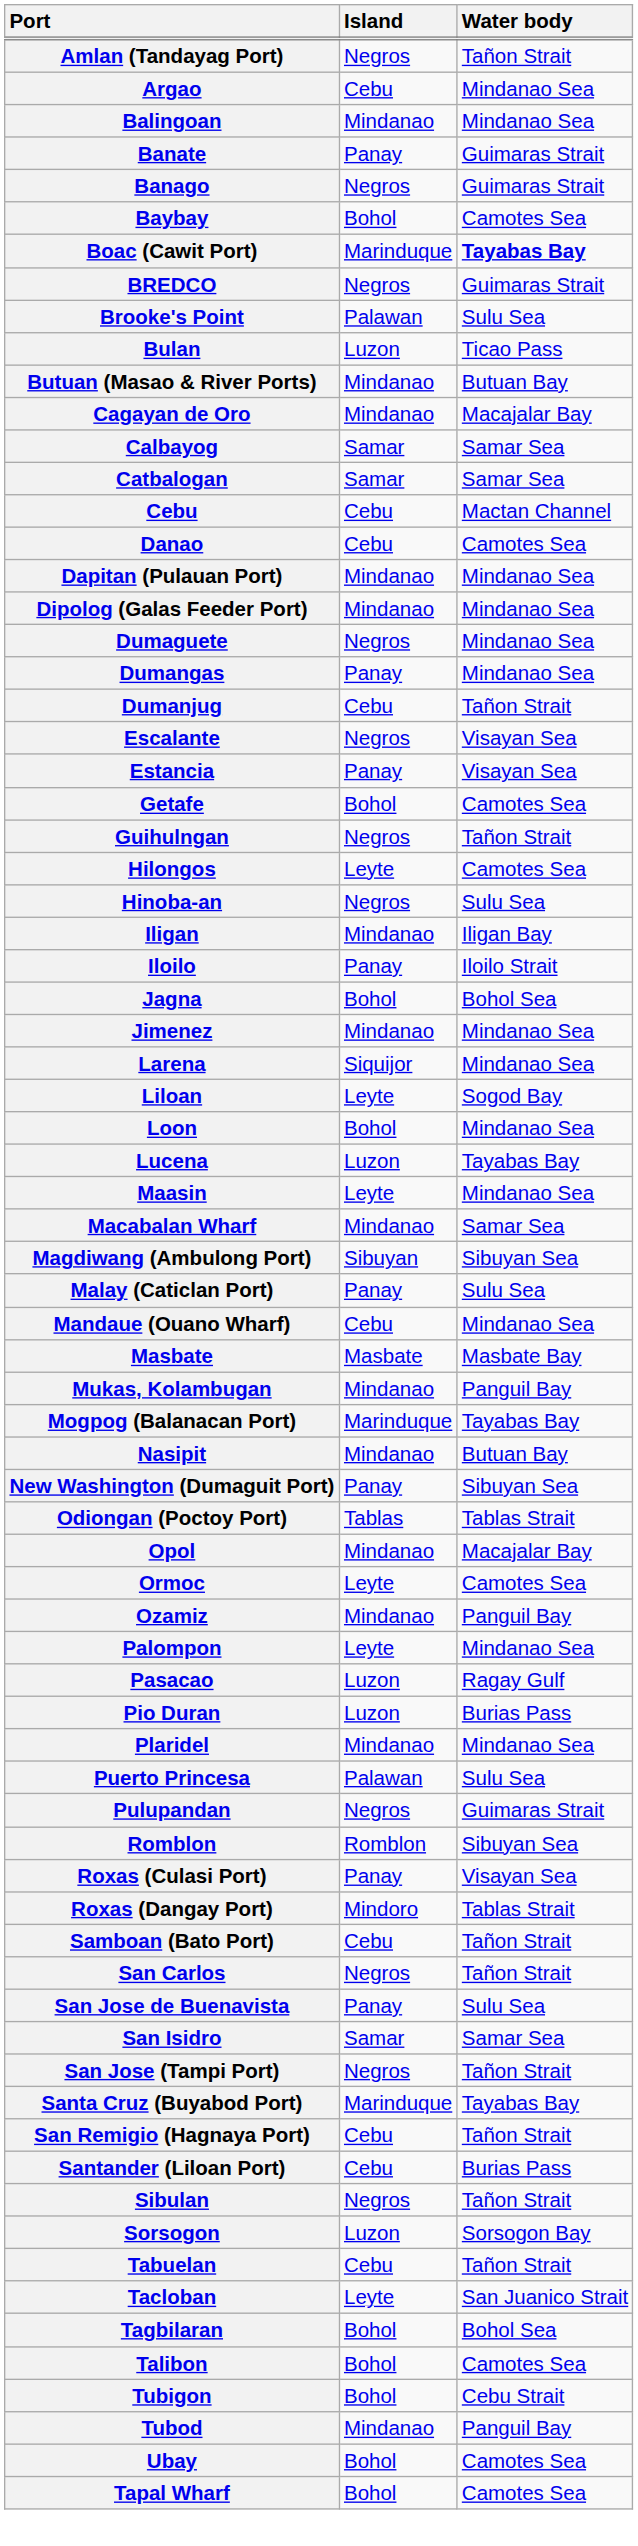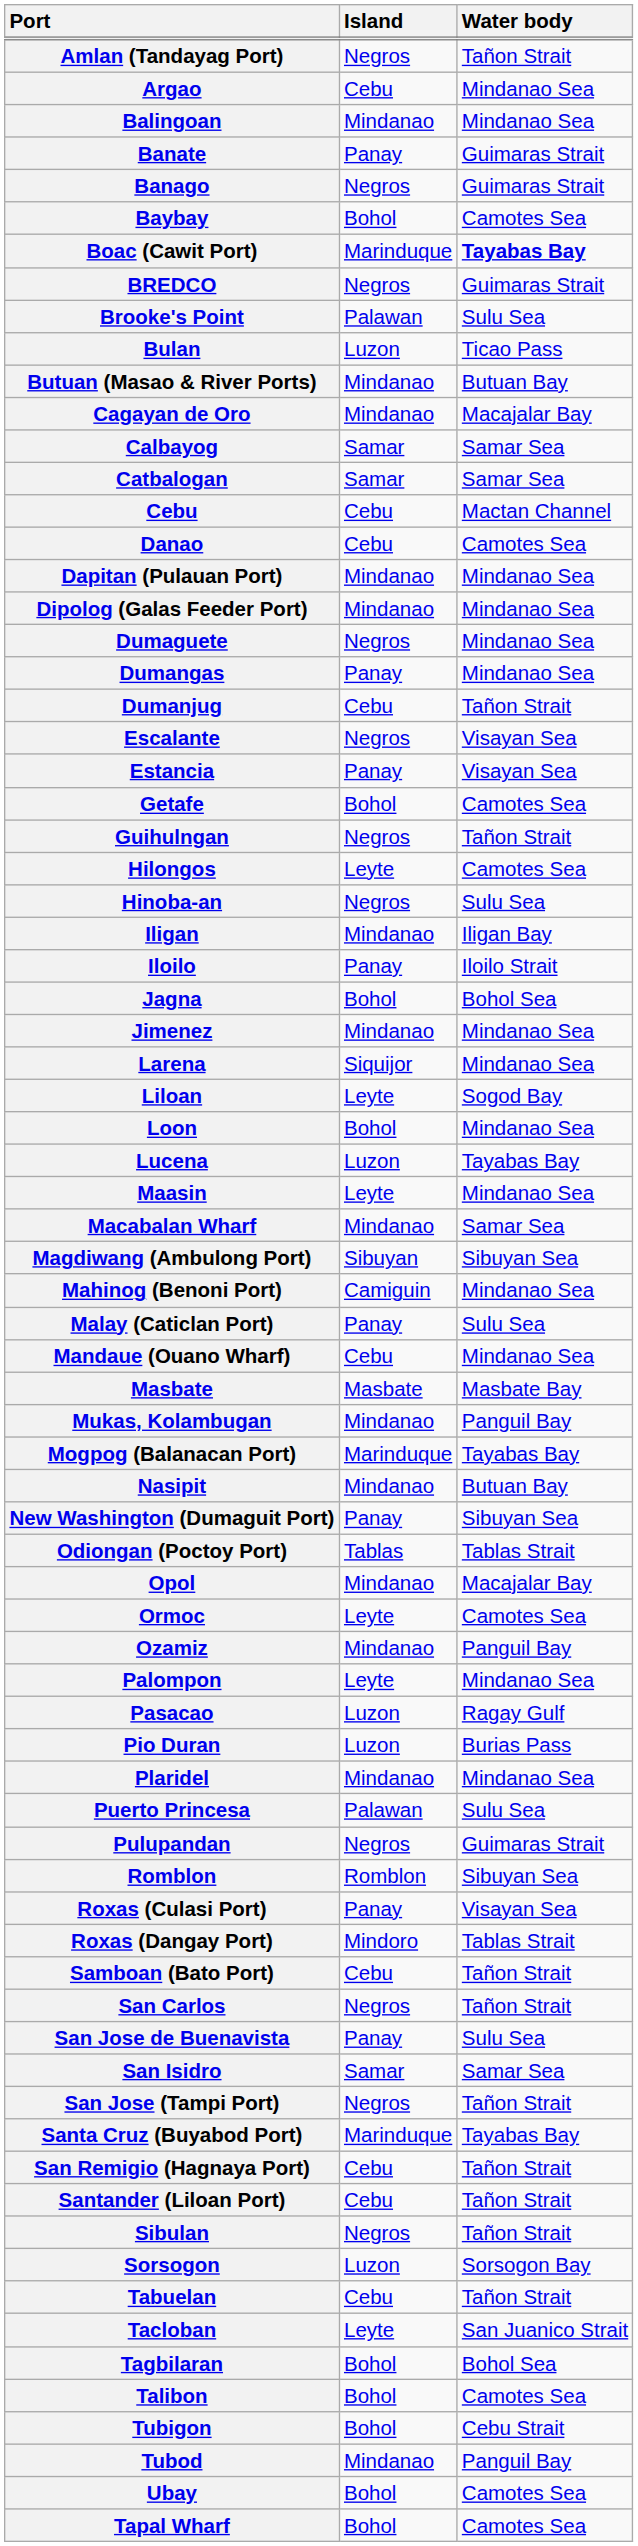+ row: (172, 1291)
(517, 2168) Burias Pass -> (517, 2200) Tañon Strait
